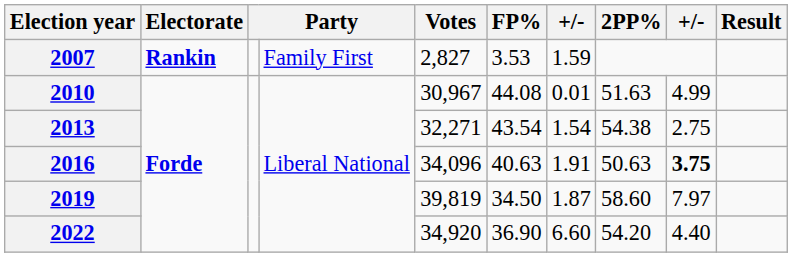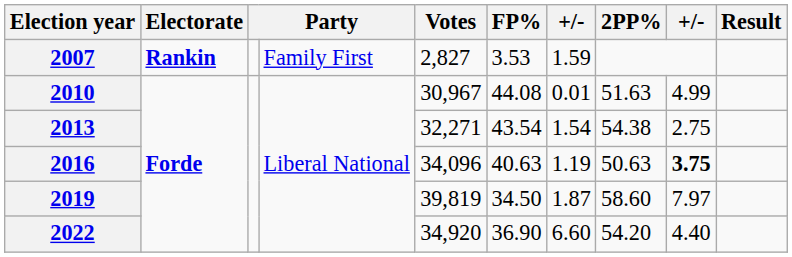(571, 163) 1.91 -> (571, 163) 1.19
